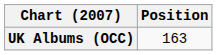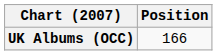(175, 39) 163 -> (175, 39) 166
